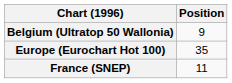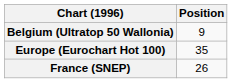(202, 68) 11 -> (202, 68) 26
